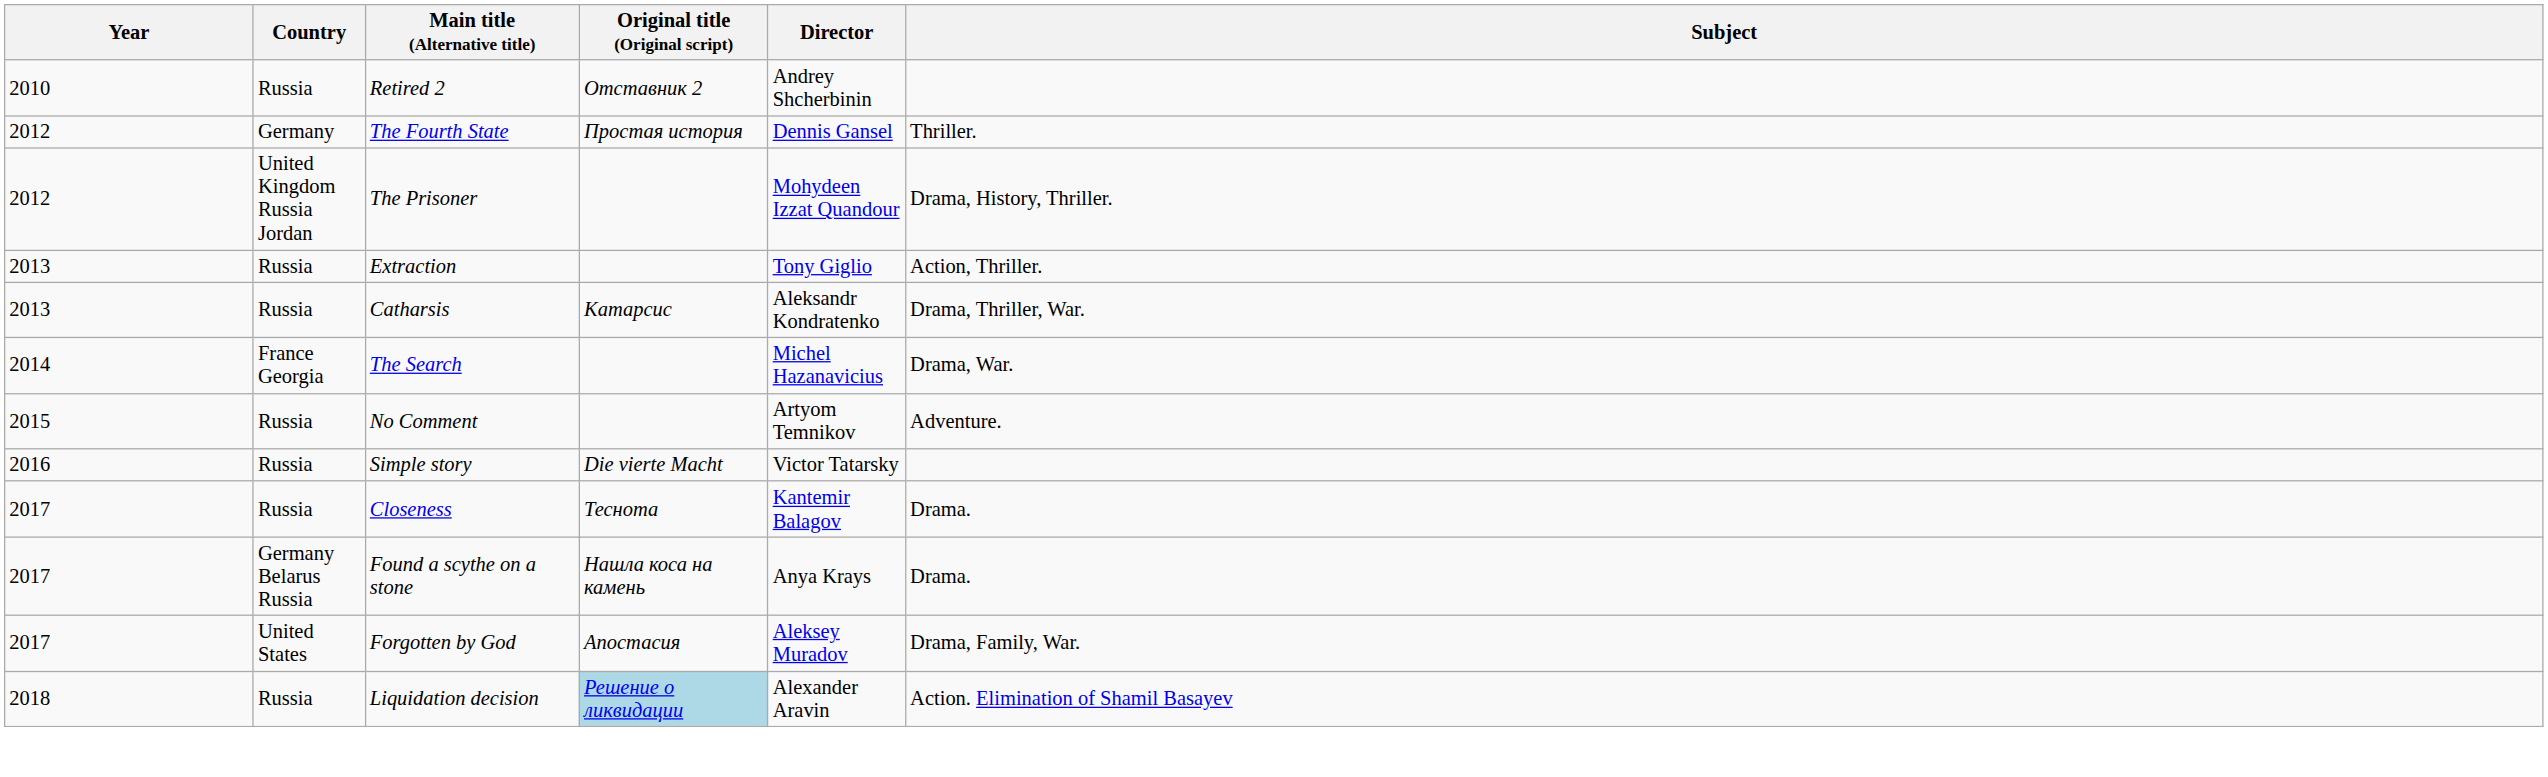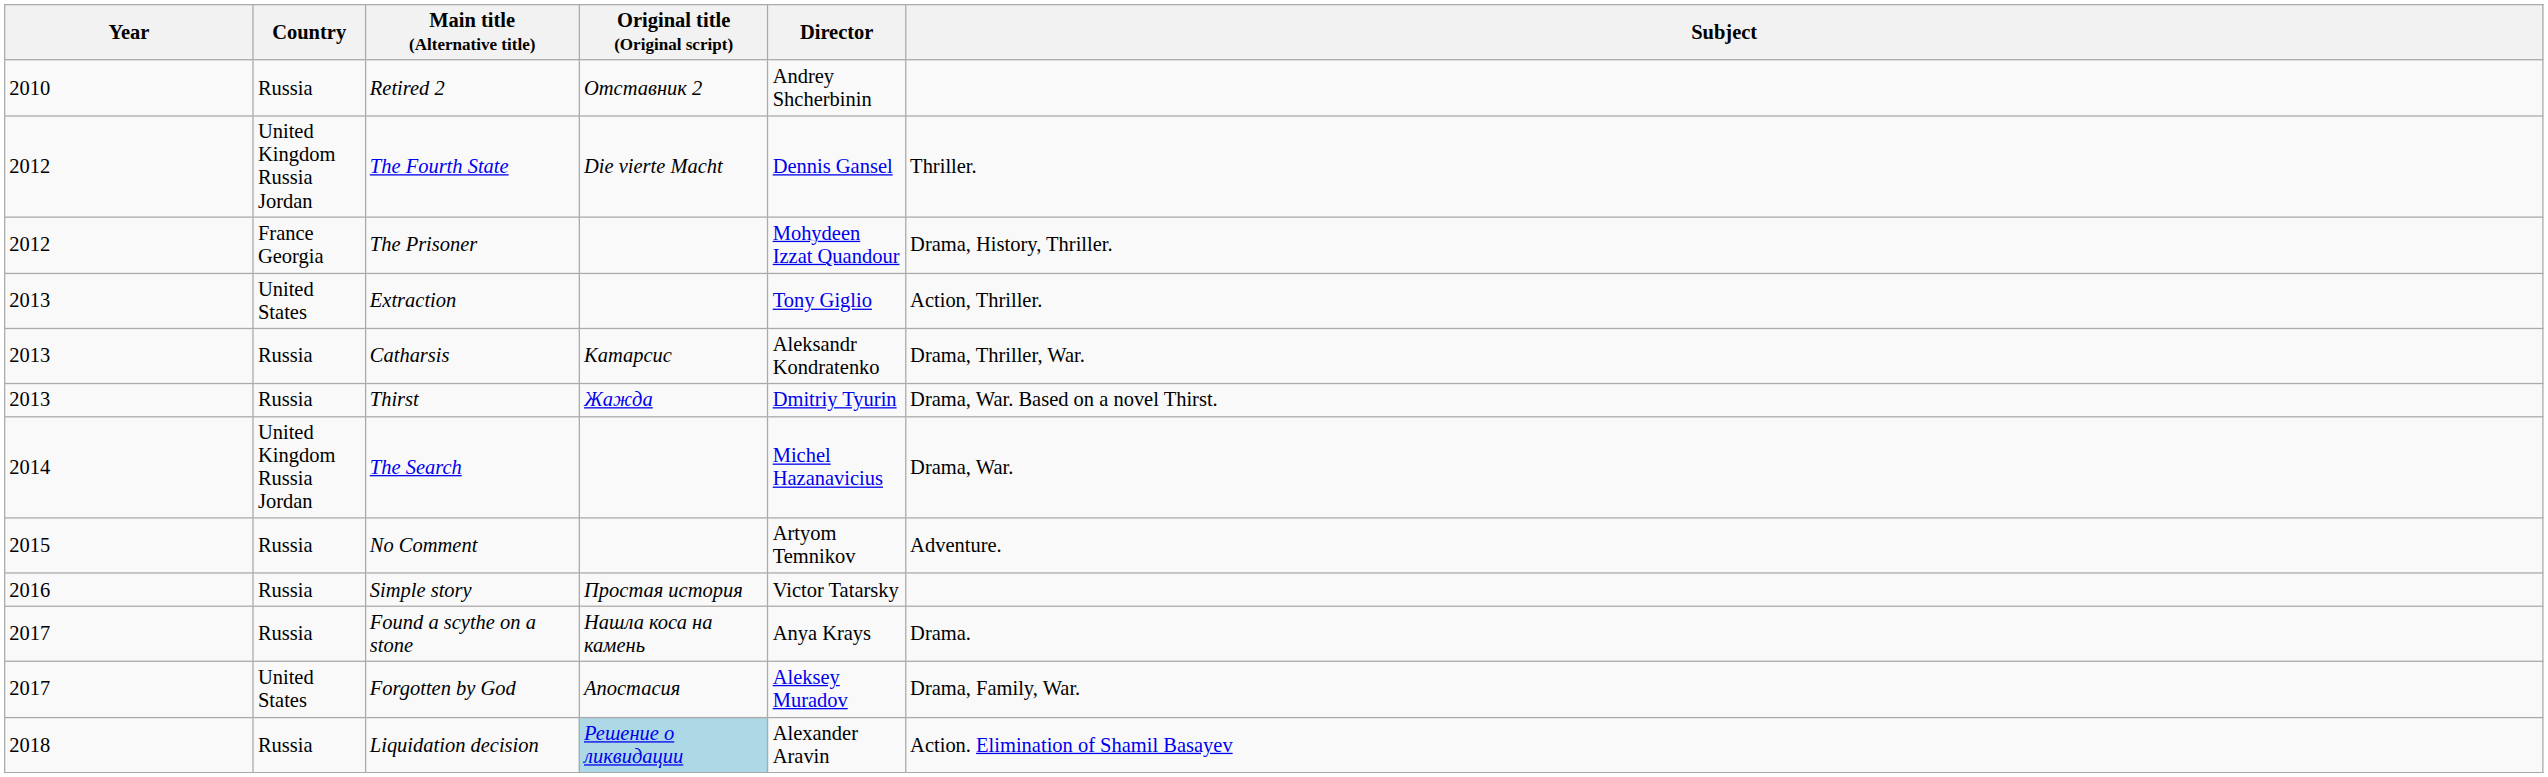(296, 131) Germany -> (297, 166) United Kingdom Russia Jordan
(663, 131) Простая история -> (653, 166) Die vierte Macht
(297, 198) United Kingdom Russia Jordan -> (291, 244) France Georgia
(285, 265) Russia -> (286, 300) United States
+ row: (394, 399)
(291, 365) France Georgia -> (297, 466) United Kingdom Russia Jordan
(653, 464) Die vierte Macht -> (663, 589) Простая история
- row: (411, 508)
(296, 575) Germany Belarus Russia -> (285, 633) Russia
